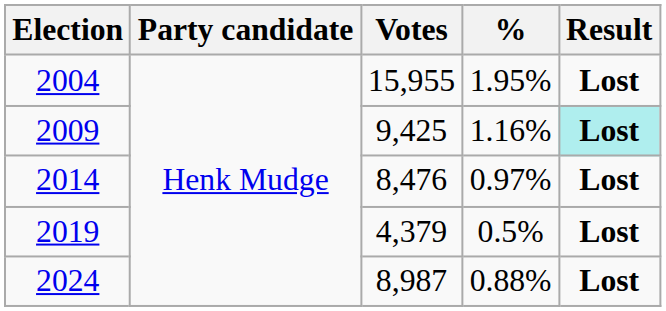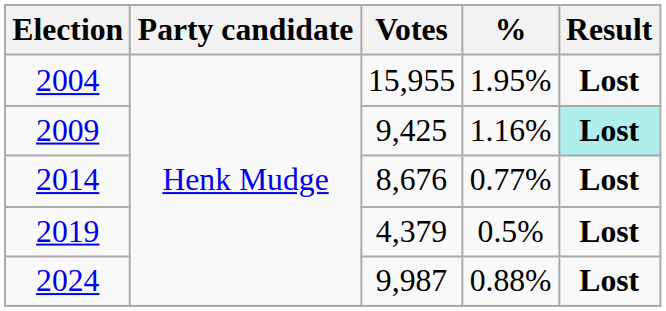(412, 180) 8,476 -> (412, 180) 8,676
(511, 180) 0.97% -> (511, 180) 0.77%
(412, 280) 8,987 -> (412, 280) 9,987
